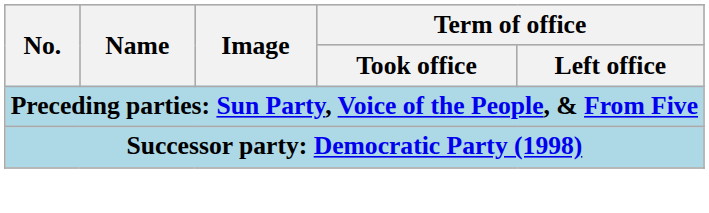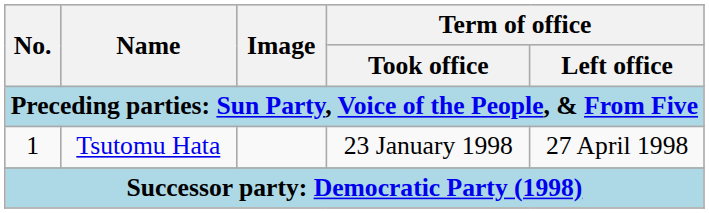+ row: (33, 146)
